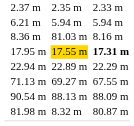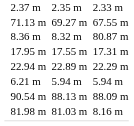rows swapped: (26, 22) <-> (28, 82)
(69, 37) 81.03 m -> (67, 37) 8.32 m
(108, 37) 8.16 m -> (111, 37) 80.87 m
(69, 52) gold background -> (69, 52) no background
(111, 52) bold -> (111, 52) normal
(67, 112) 8.32 m -> (69, 112) 81.03 m
(111, 112) 80.87 m -> (108, 112) 8.16 m
